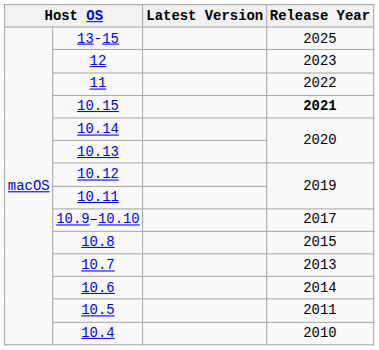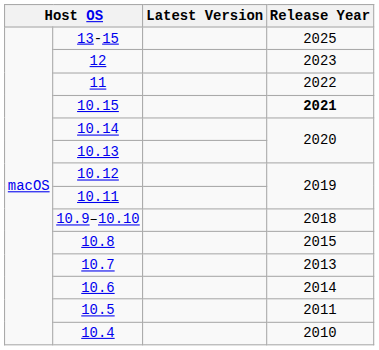(320, 220) 2017 -> (320, 220) 2018
